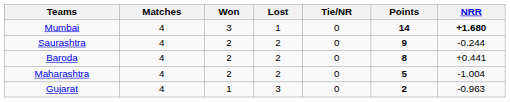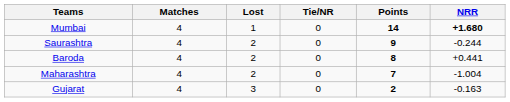- column: (229, 12)
(404, 74) 5 -> (393, 74) 7
(471, 89) -0.963 -> (468, 89) -0.163
